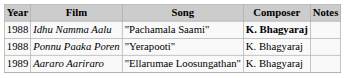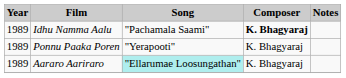(18, 30) 1988 -> (18, 30) 1989
(18, 47) 1988 -> (18, 47) 1989
(183, 64) no background -> (183, 64) paleturquoise background
